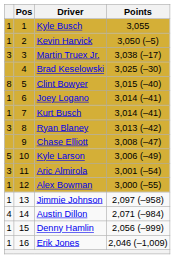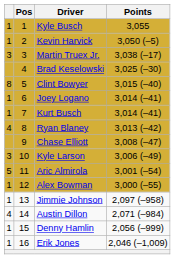(9, 127) 3 -> (9, 127) 4
(9, 156) 5 -> (9, 156) 3
(9, 171) 3 -> (9, 171) 5
